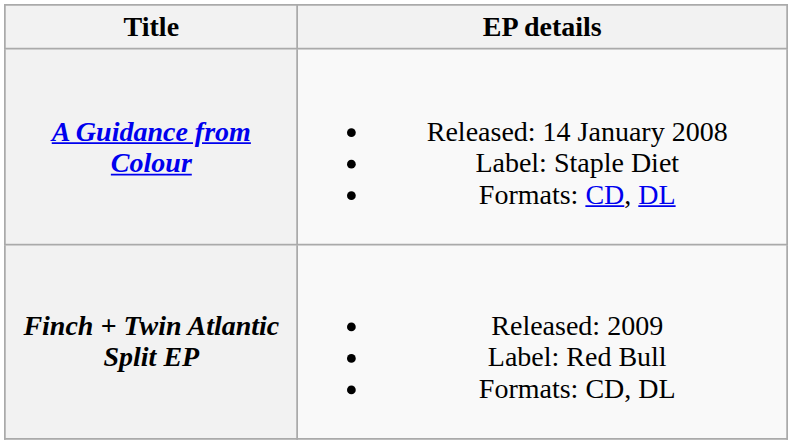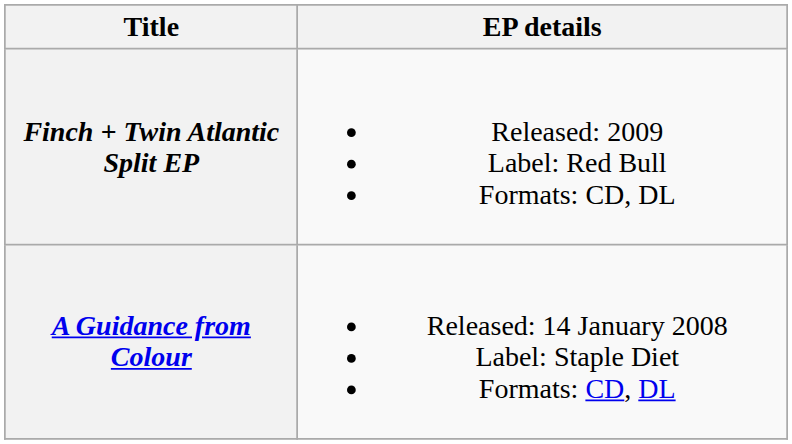rows swapped: (151, 146) <-> (151, 341)
